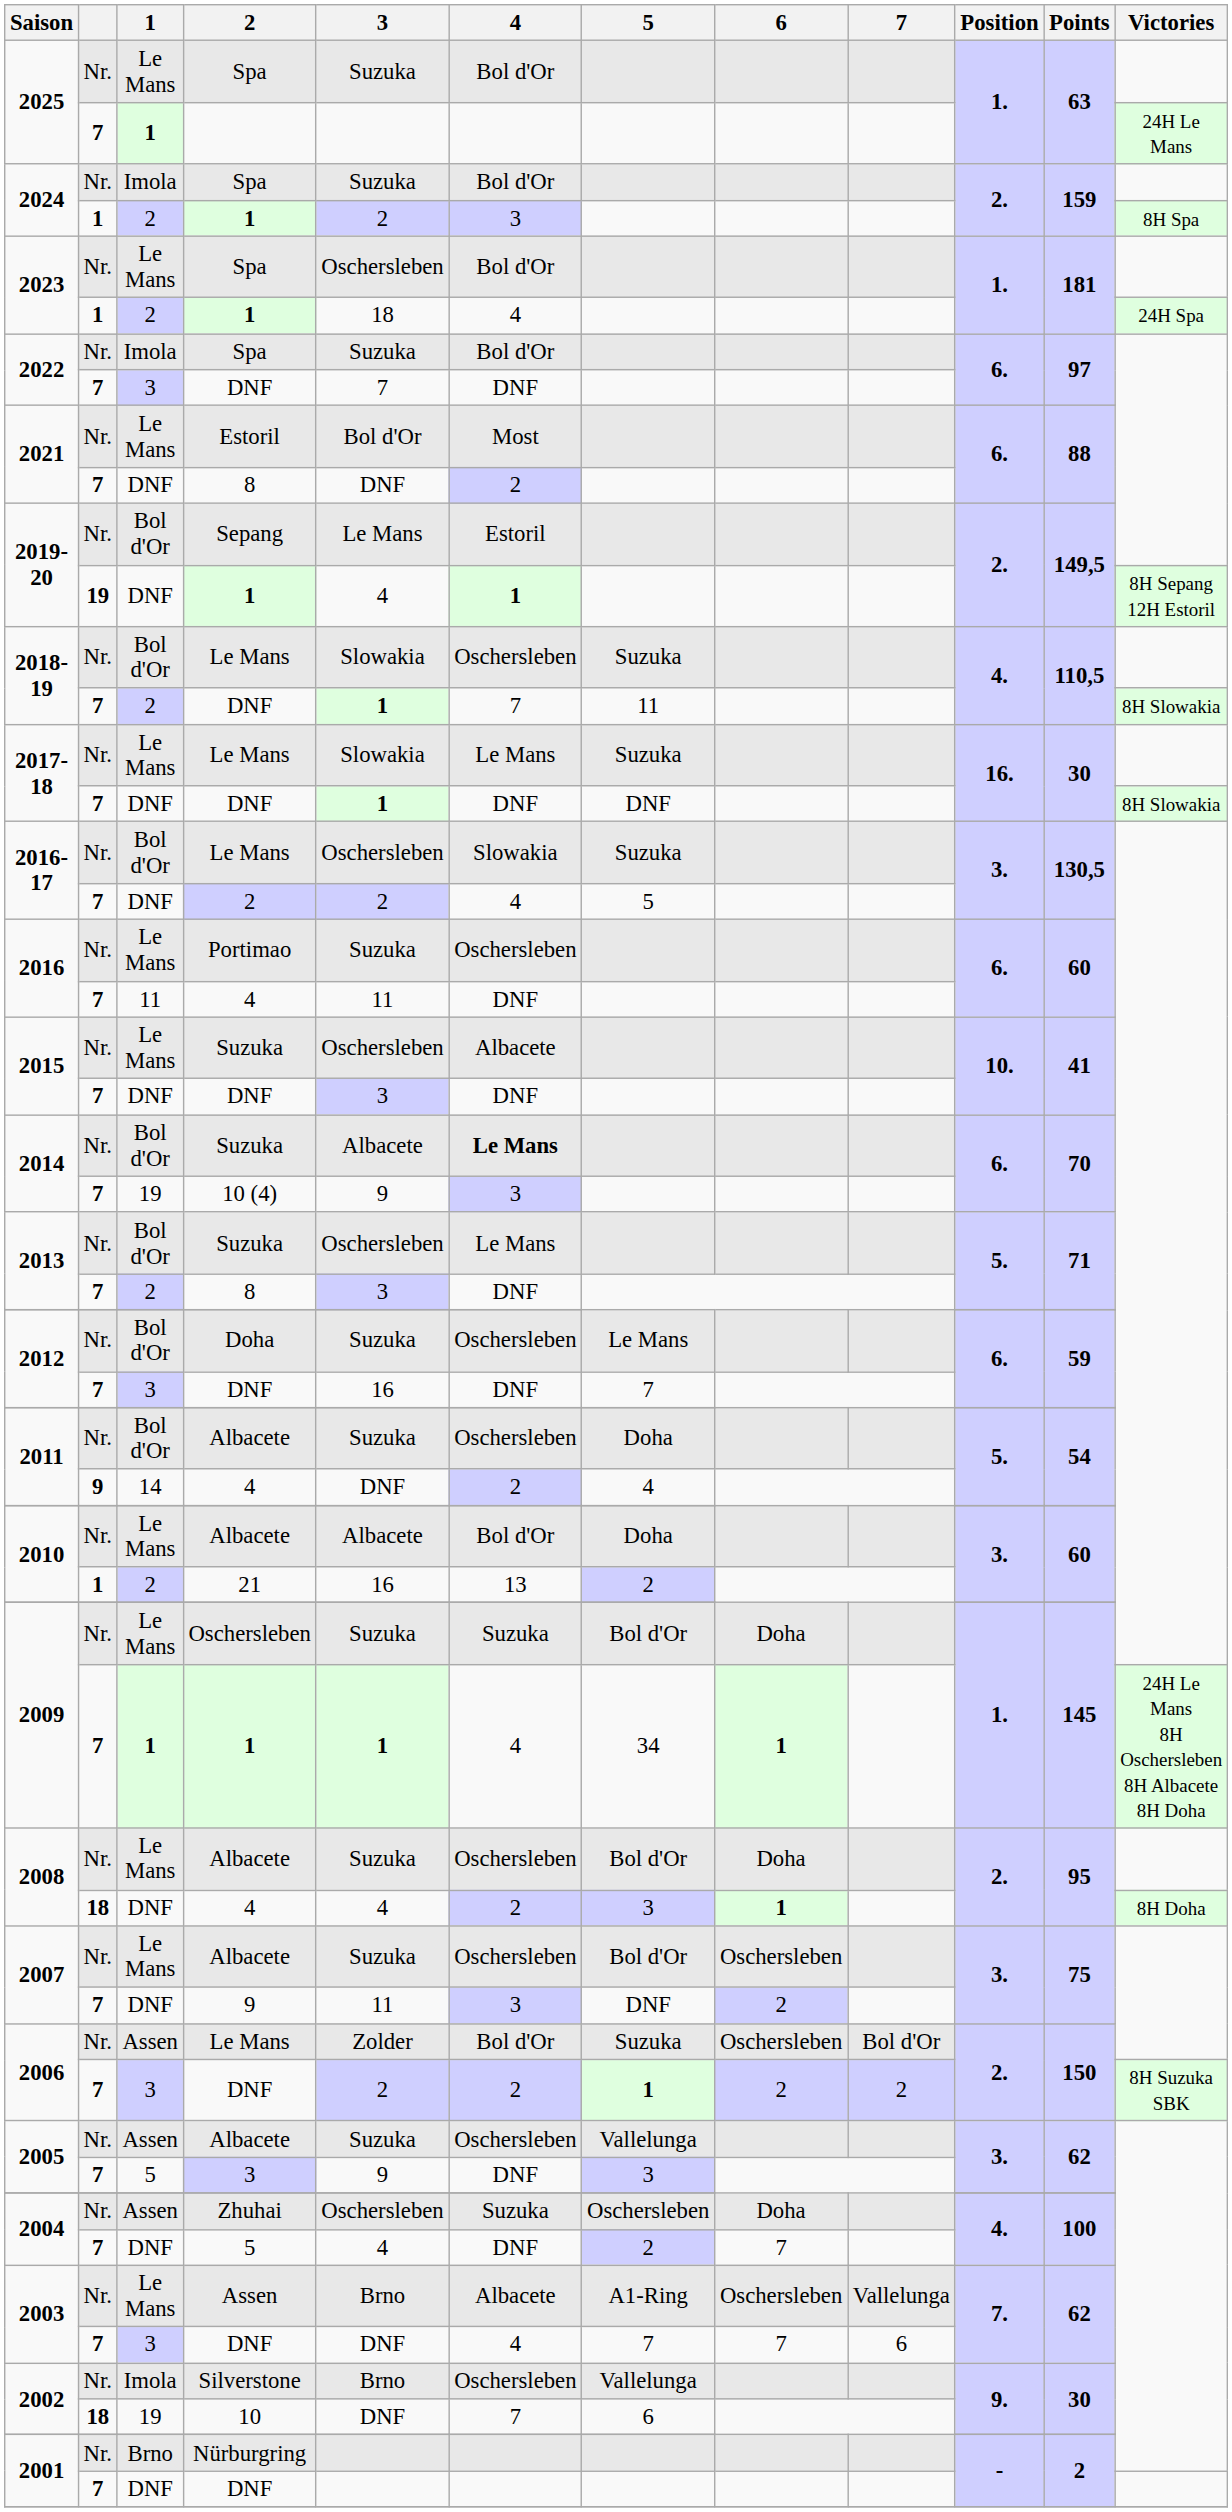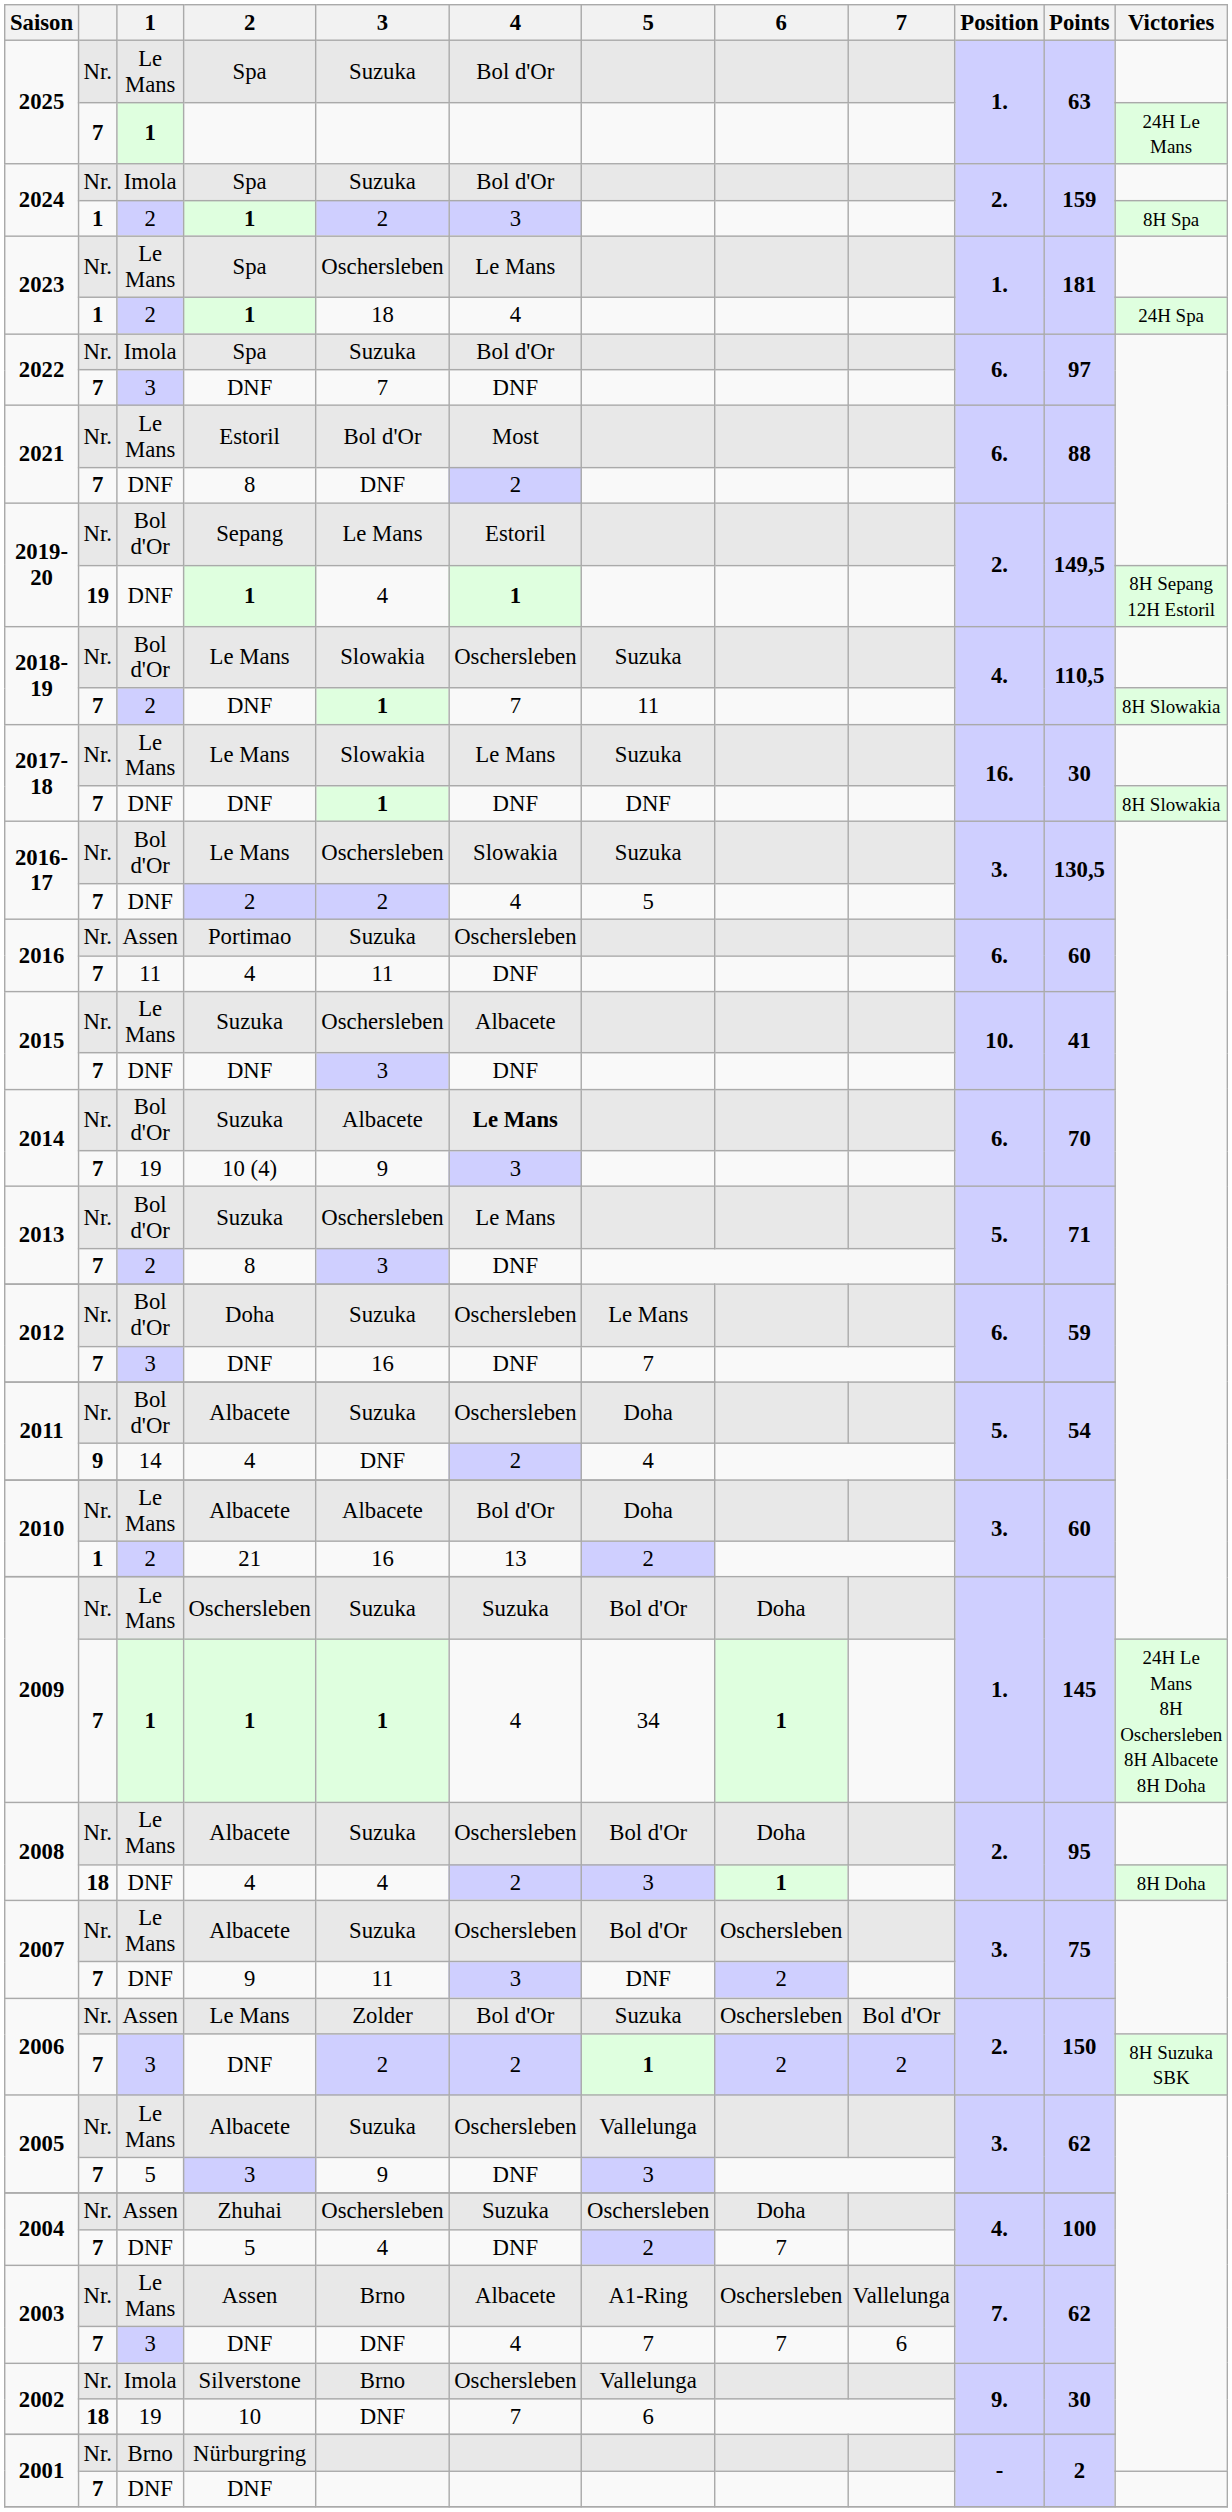(515, 266) Bol d'Or -> (515, 266) Le Mans
(150, 949) Le Mans -> (150, 937) Assen
(150, 2138) Assen -> (150, 2126) Le Mans
